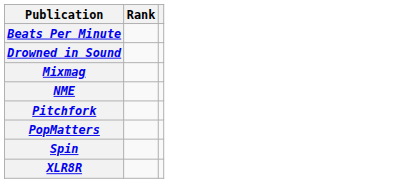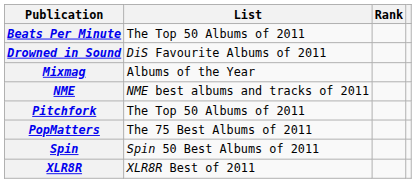+ column: (248, 14)
